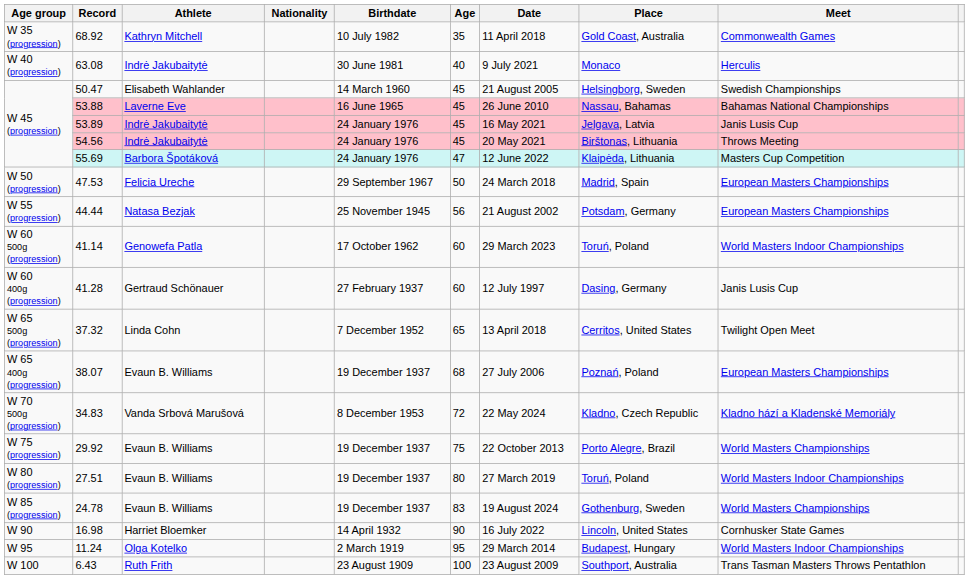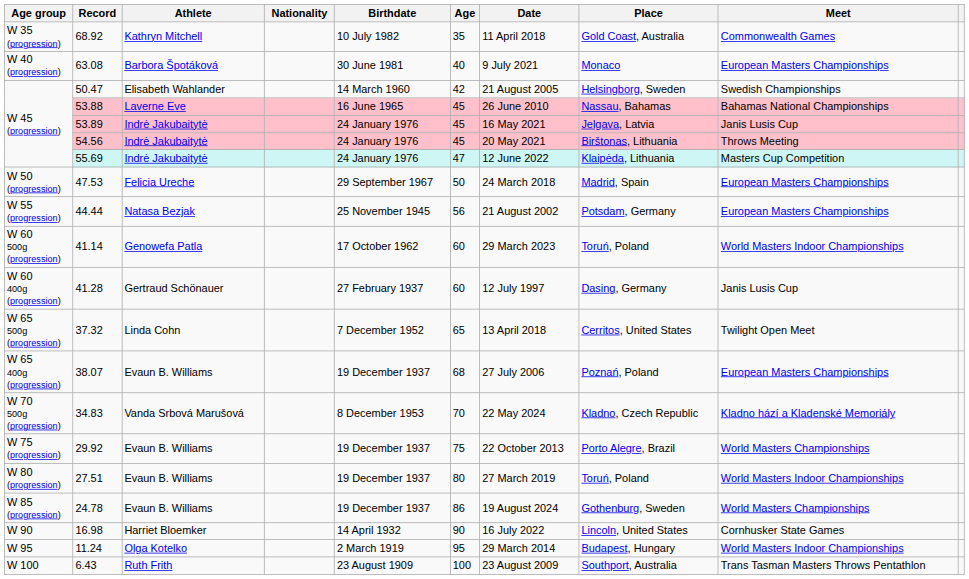(166, 66) Indrė Jakubaitytė -> (171, 66) Barbora Špotáková
(741, 66) Herculis -> (805, 66) European Masters Championships
(459, 90) 45 -> (459, 90) 42
(171, 159) Barbora Špotáková -> (166, 159) Indrė Jakubaitytė
(459, 414) 72 -> (459, 414) 70
(459, 508) 83 -> (459, 508) 86
